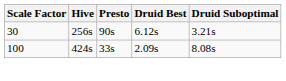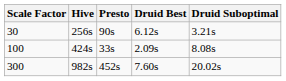+ row: (15, 66)
